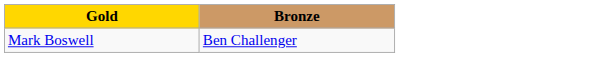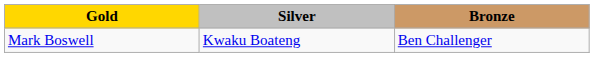+ column: (297, 16)
